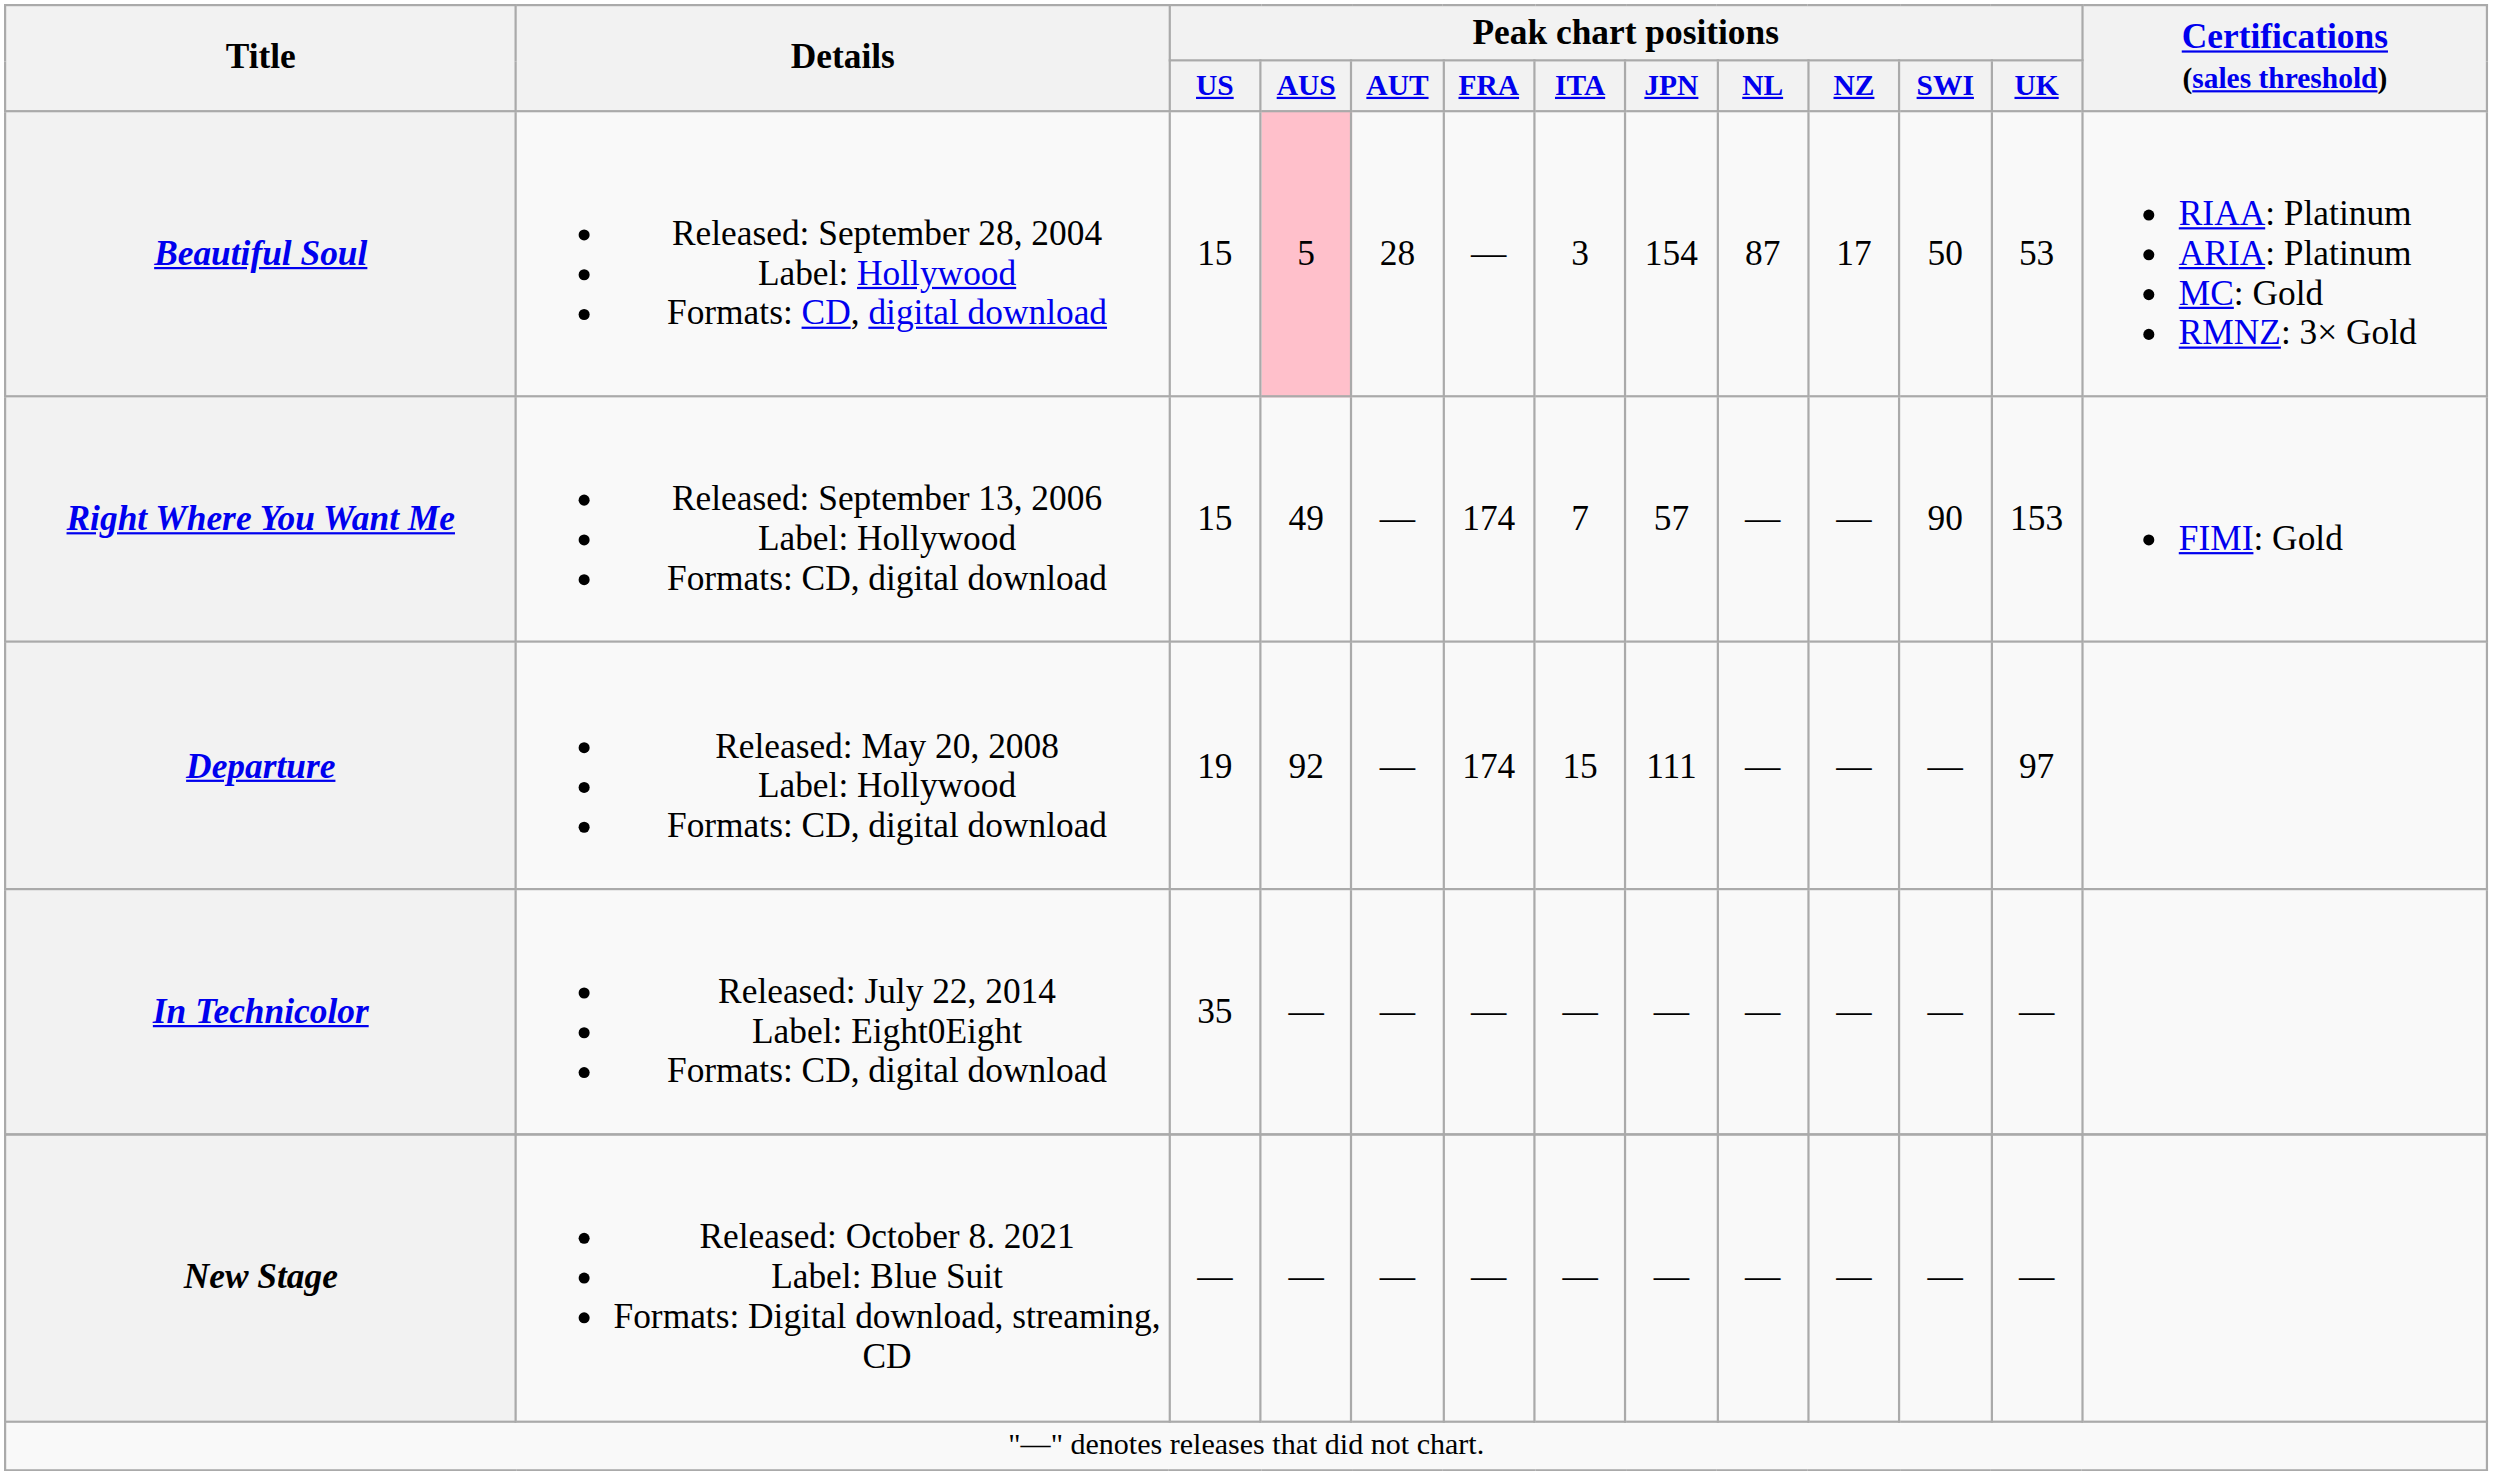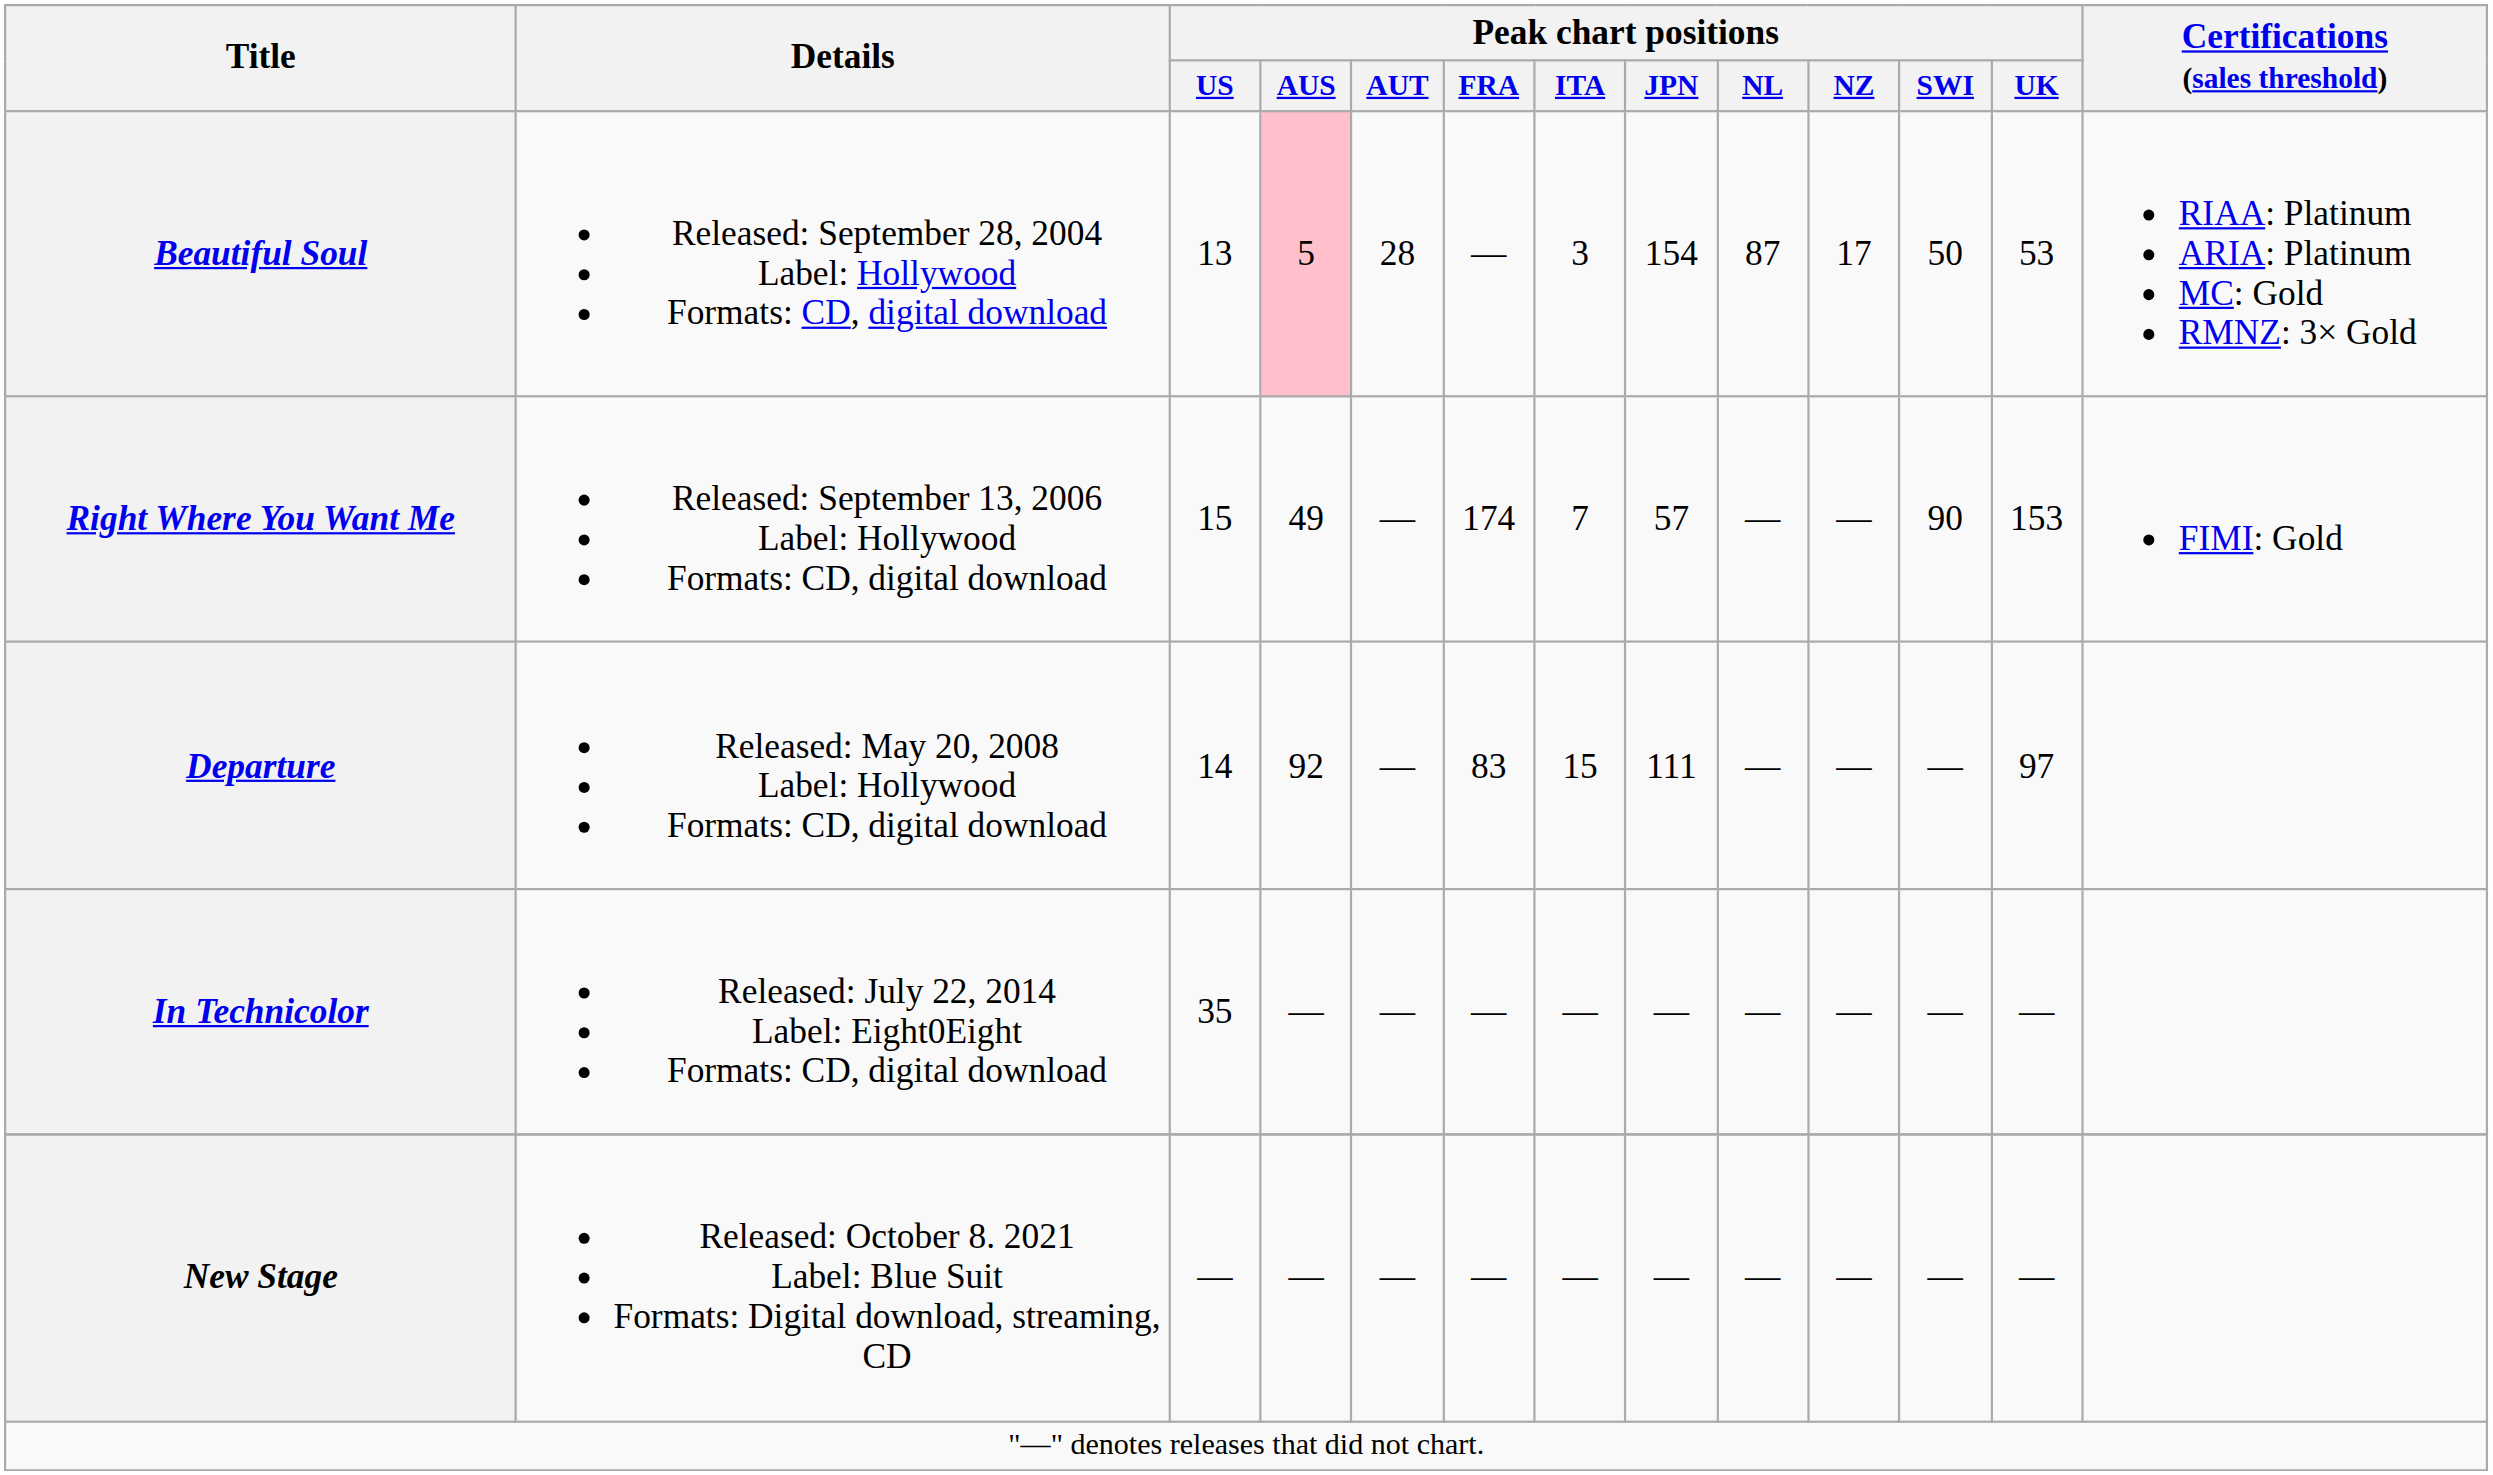(1215, 252) 15 -> (1215, 252) 13
(1215, 765) 19 -> (1215, 765) 14
(1489, 765) 174 -> (1489, 765) 83
